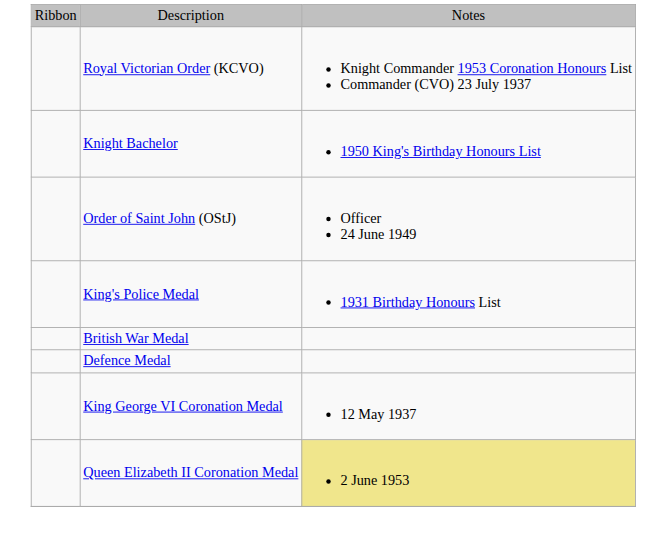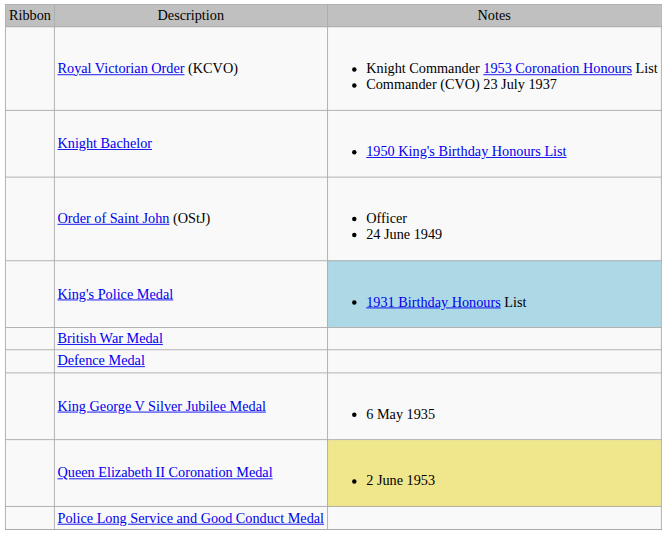(468, 302) no background -> (494, 302) lightblue background
+ row: (162, 406)
- row: (183, 406)
+ row: (191, 518)
